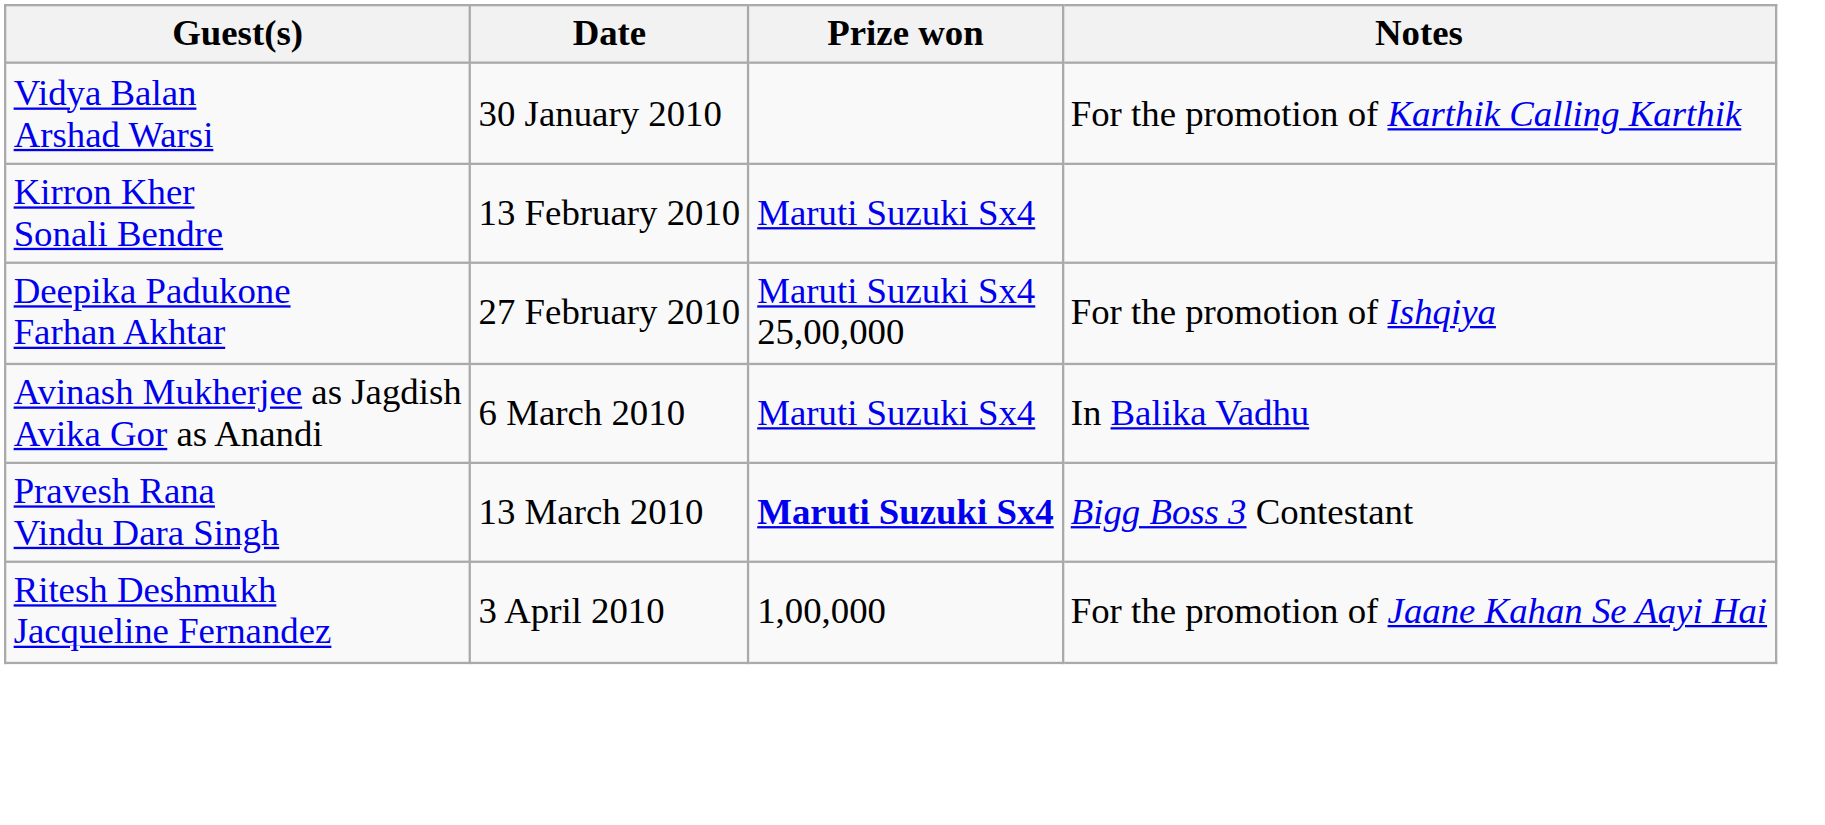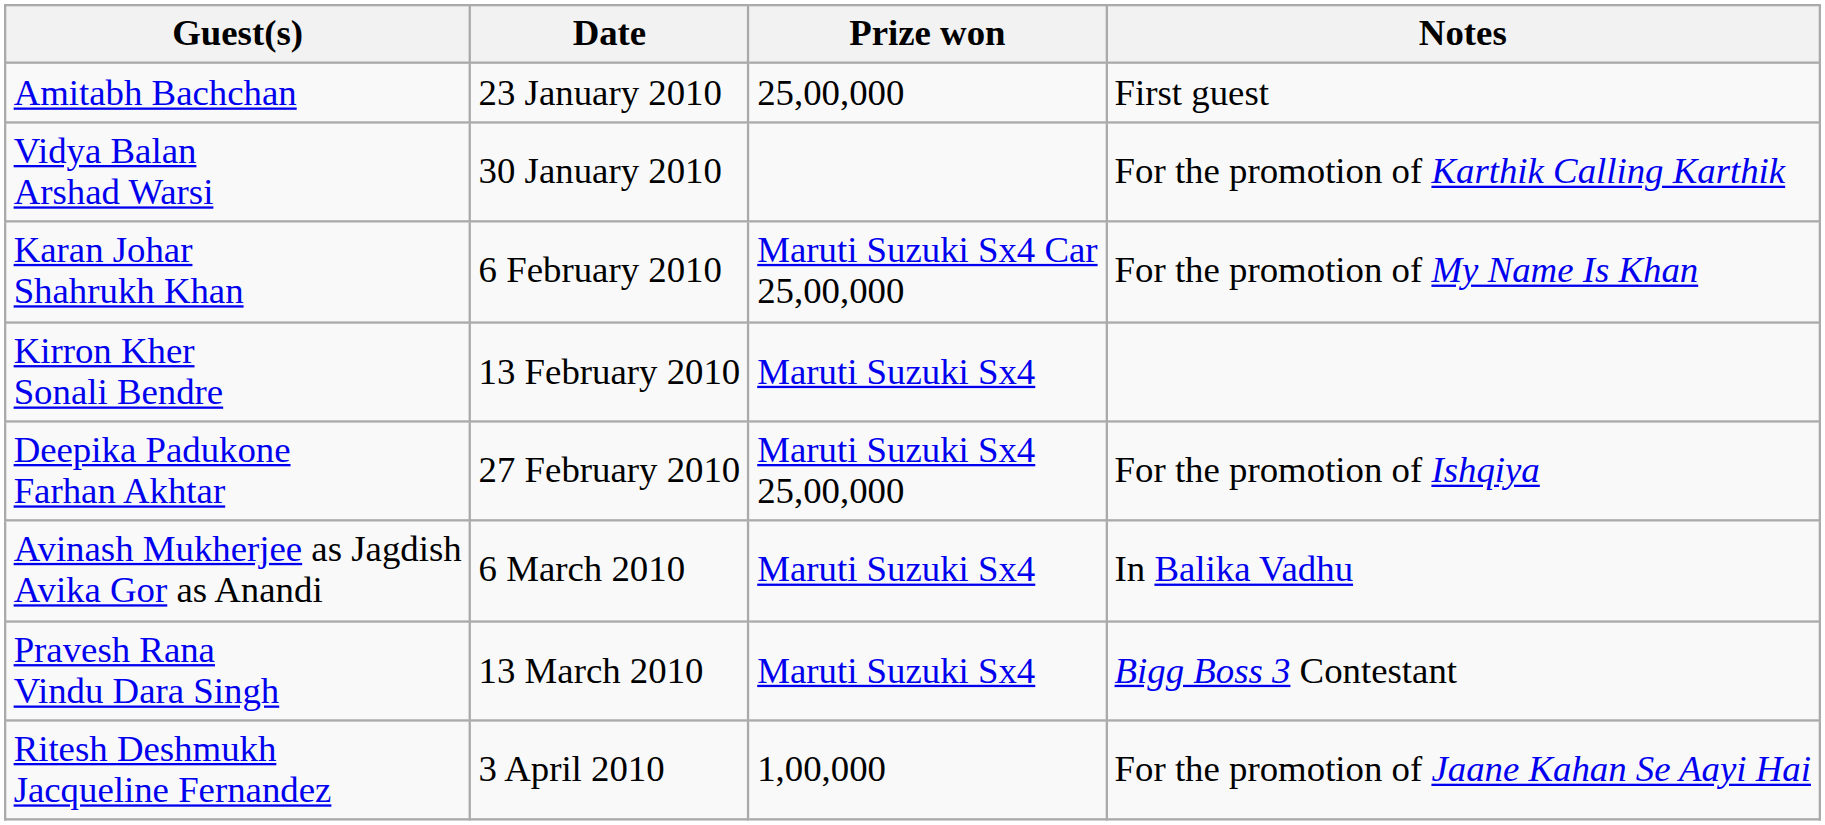+ row: (155, 92)
+ row: (129, 270)
(905, 511) bold -> (896, 669) normal
